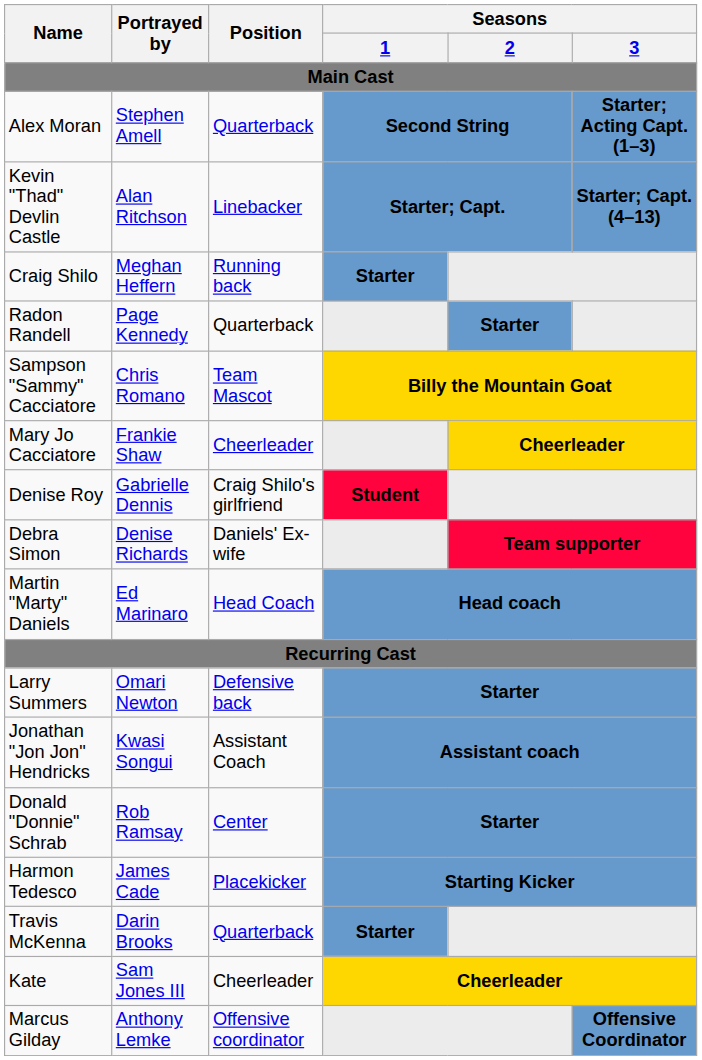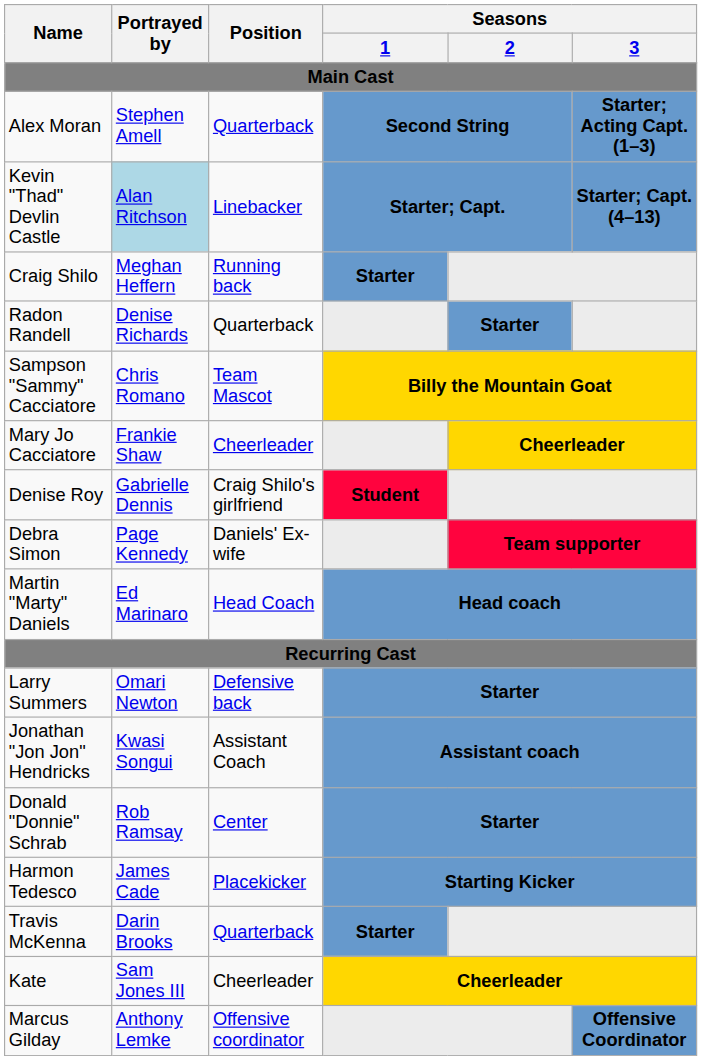(151, 206) no background -> (151, 206) lightblue background
(152, 325) Page Kennedy -> (152, 325) Denise Richards
(152, 544) Denise Richards -> (152, 544) Page Kennedy
